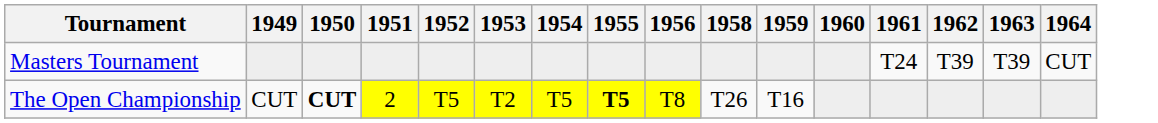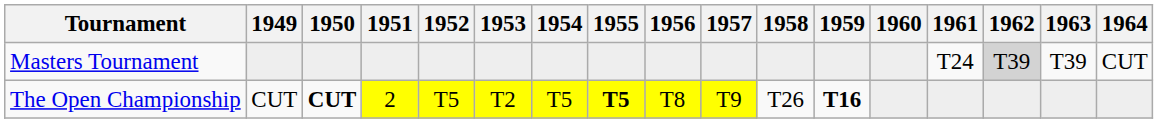+ column: (729, 23)
(955, 61) no background -> (1012, 61) lightgrey background
(786, 99) normal -> (842, 99) bold
